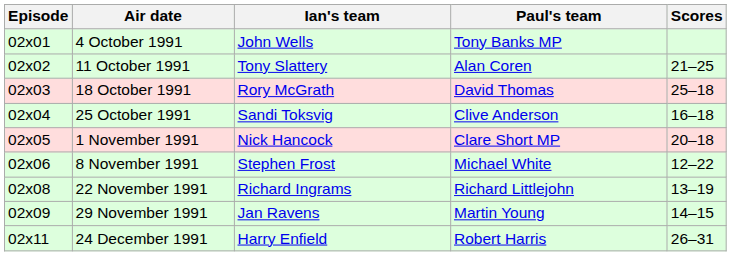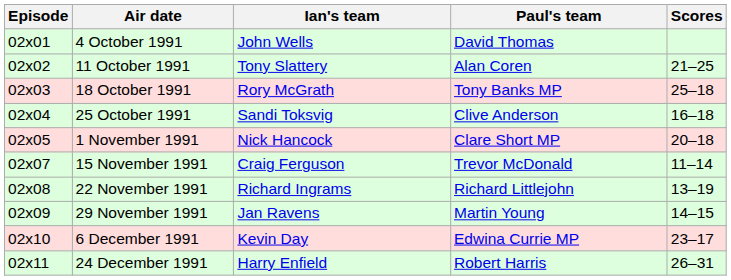(508, 41) Tony Banks MP -> (504, 41) David Thomas
(504, 90) David Thomas -> (508, 90) Tony Banks MP
- row: (137, 164)
+ row: (142, 164)
+ row: (137, 238)
